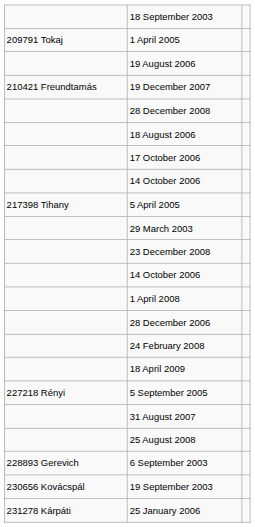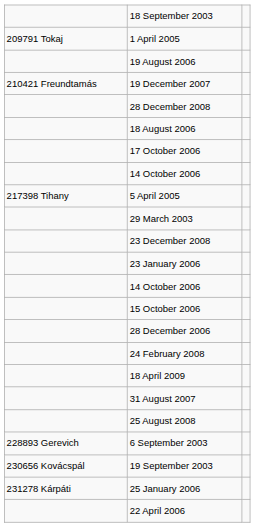+ row: (66, 263)
+ row: (66, 308)
- row: (66, 299)
- row: (36, 393)
+ row: (66, 511)
